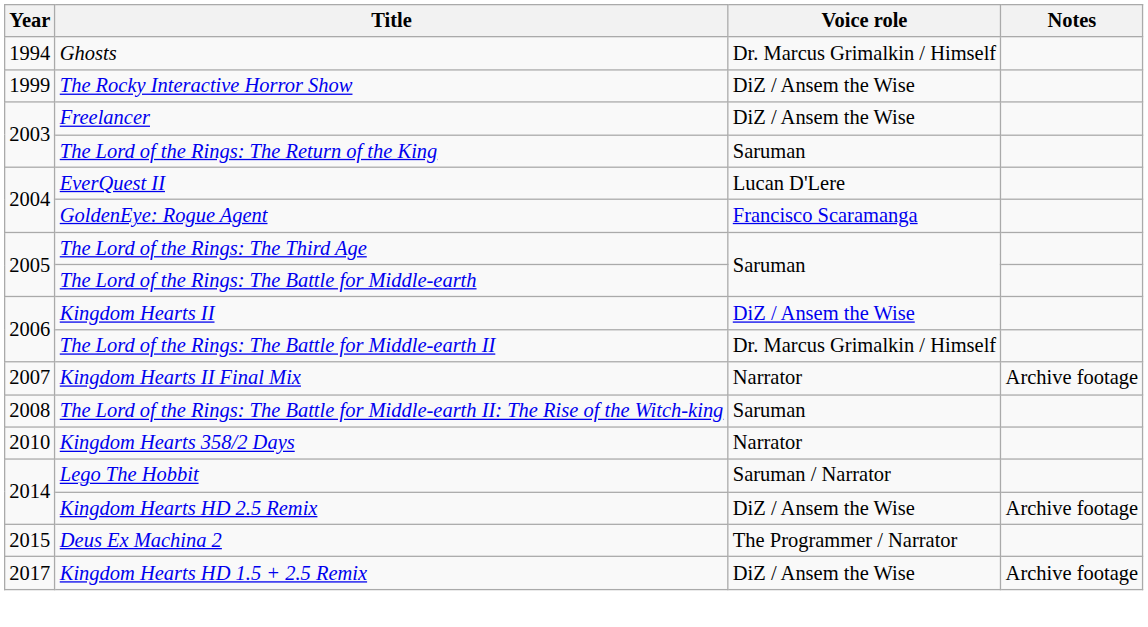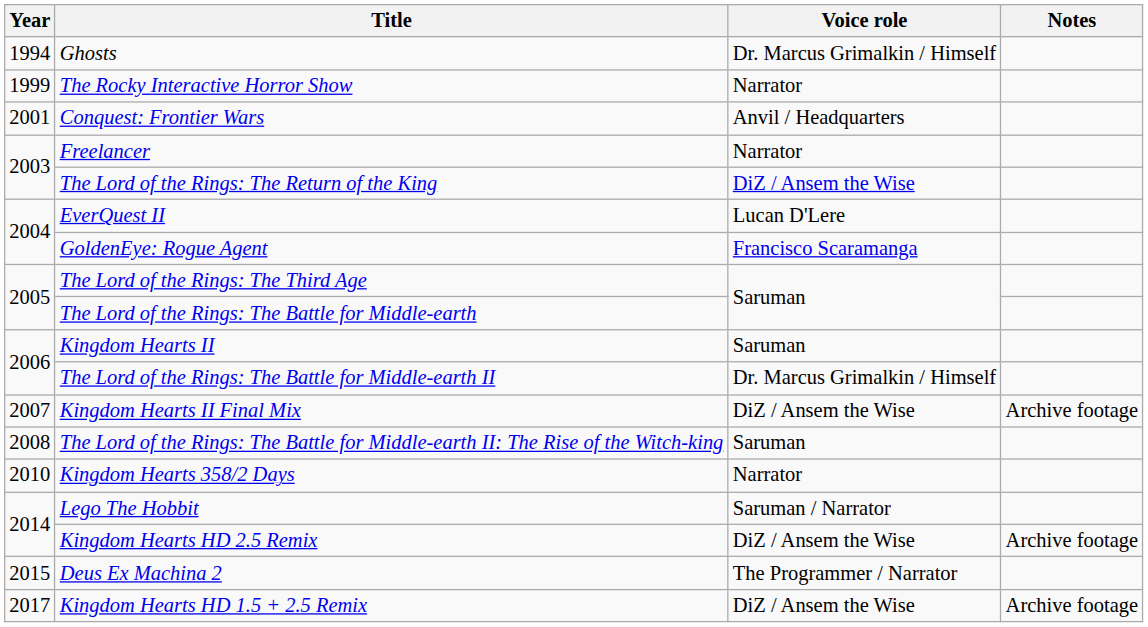(824, 85) DiZ / Ansem the Wise -> (767, 85) Narrator
+ row: (162, 118)
(824, 118) DiZ / Ansem the Wise -> (767, 150) Narrator
(769, 150) Saruman -> (824, 183) DiZ / Ansem the Wise
(824, 313) DiZ / Ansem the Wise -> (769, 345) Saruman
(767, 378) Narrator -> (824, 410) DiZ / Ansem the Wise
